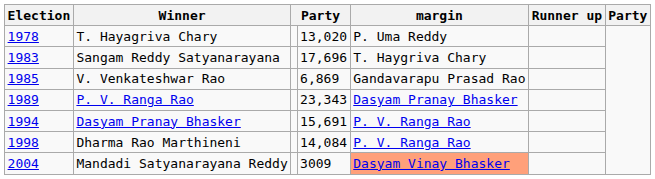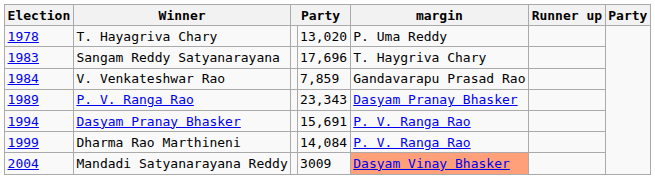(23, 79) 1985 -> (23, 79) 1984
(320, 79) 6,869 -> (320, 79) 7,859
(23, 142) 1998 -> (23, 142) 1999
